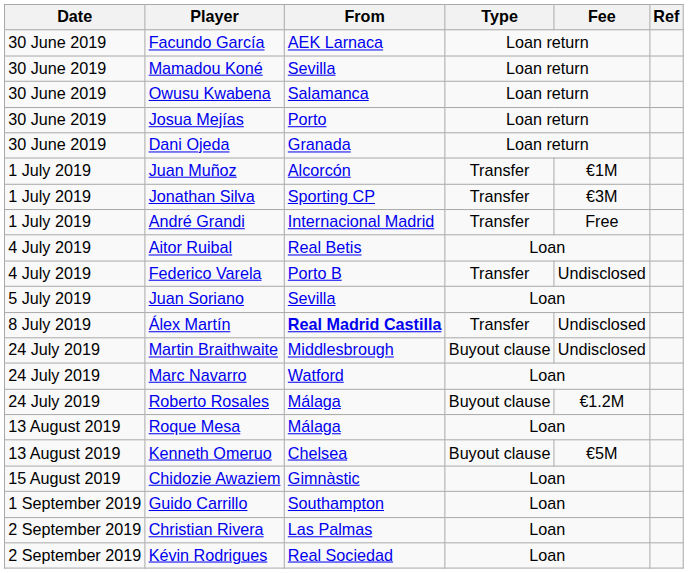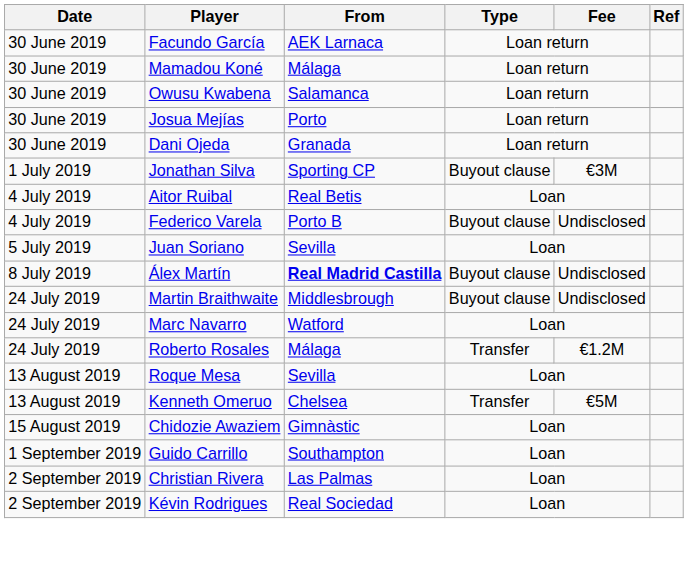(312, 68) Sevilla -> (314, 68) Málaga
- row: (193, 171)
(500, 196) Transfer -> (500, 171) Buyout clause
- row: (197, 222)
(500, 273) Transfer -> (500, 222) Buyout clause
(500, 324) Transfer -> (500, 273) Buyout clause
(500, 401) Buyout clause -> (500, 350) Transfer
(314, 427) Málaga -> (312, 376) Sevilla
(500, 453) Buyout clause -> (500, 401) Transfer
